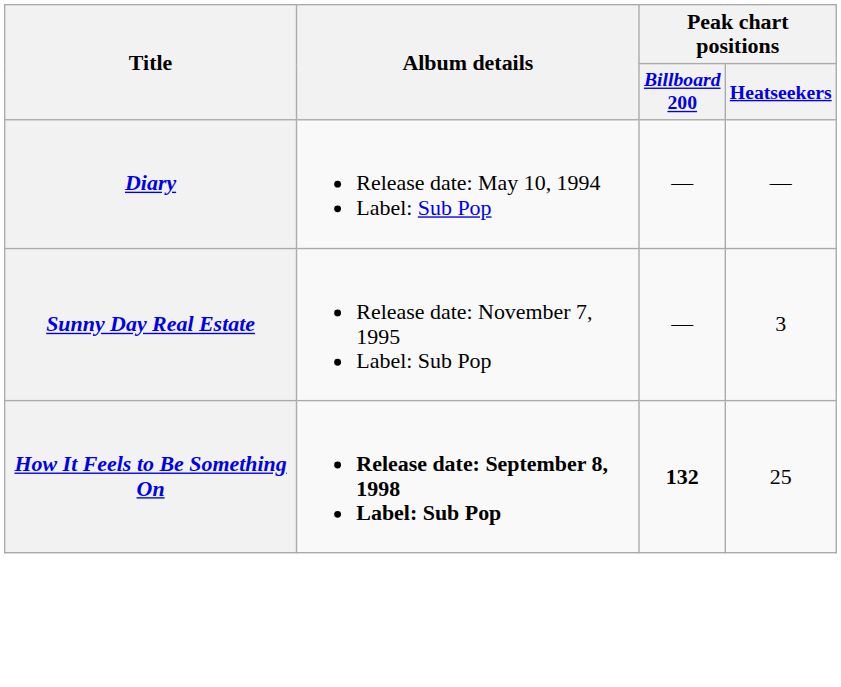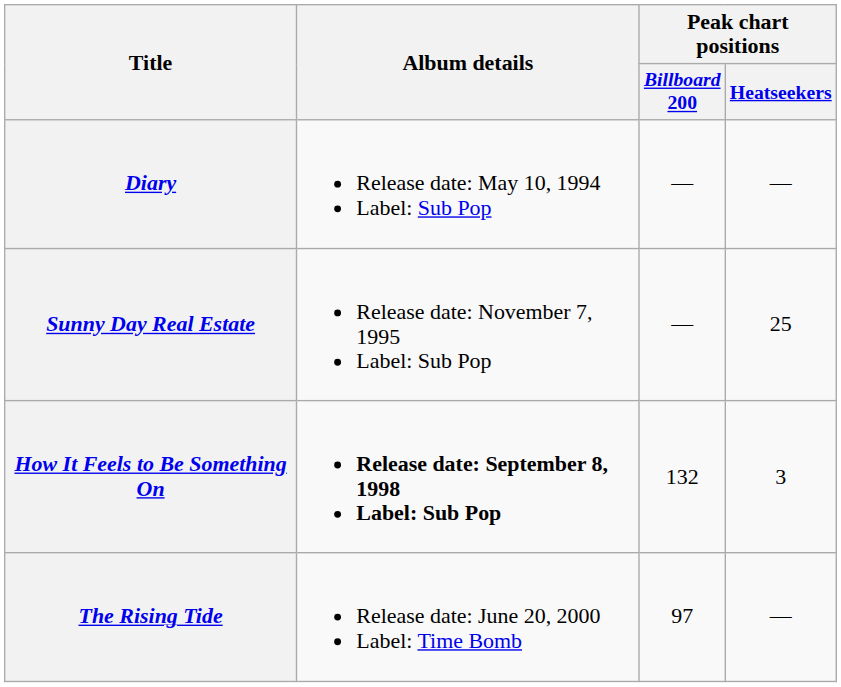(781, 323) 3 -> (781, 323) 25
(682, 476) bold -> (682, 476) normal
(781, 476) 25 -> (781, 476) 3
+ row: (151, 616)
